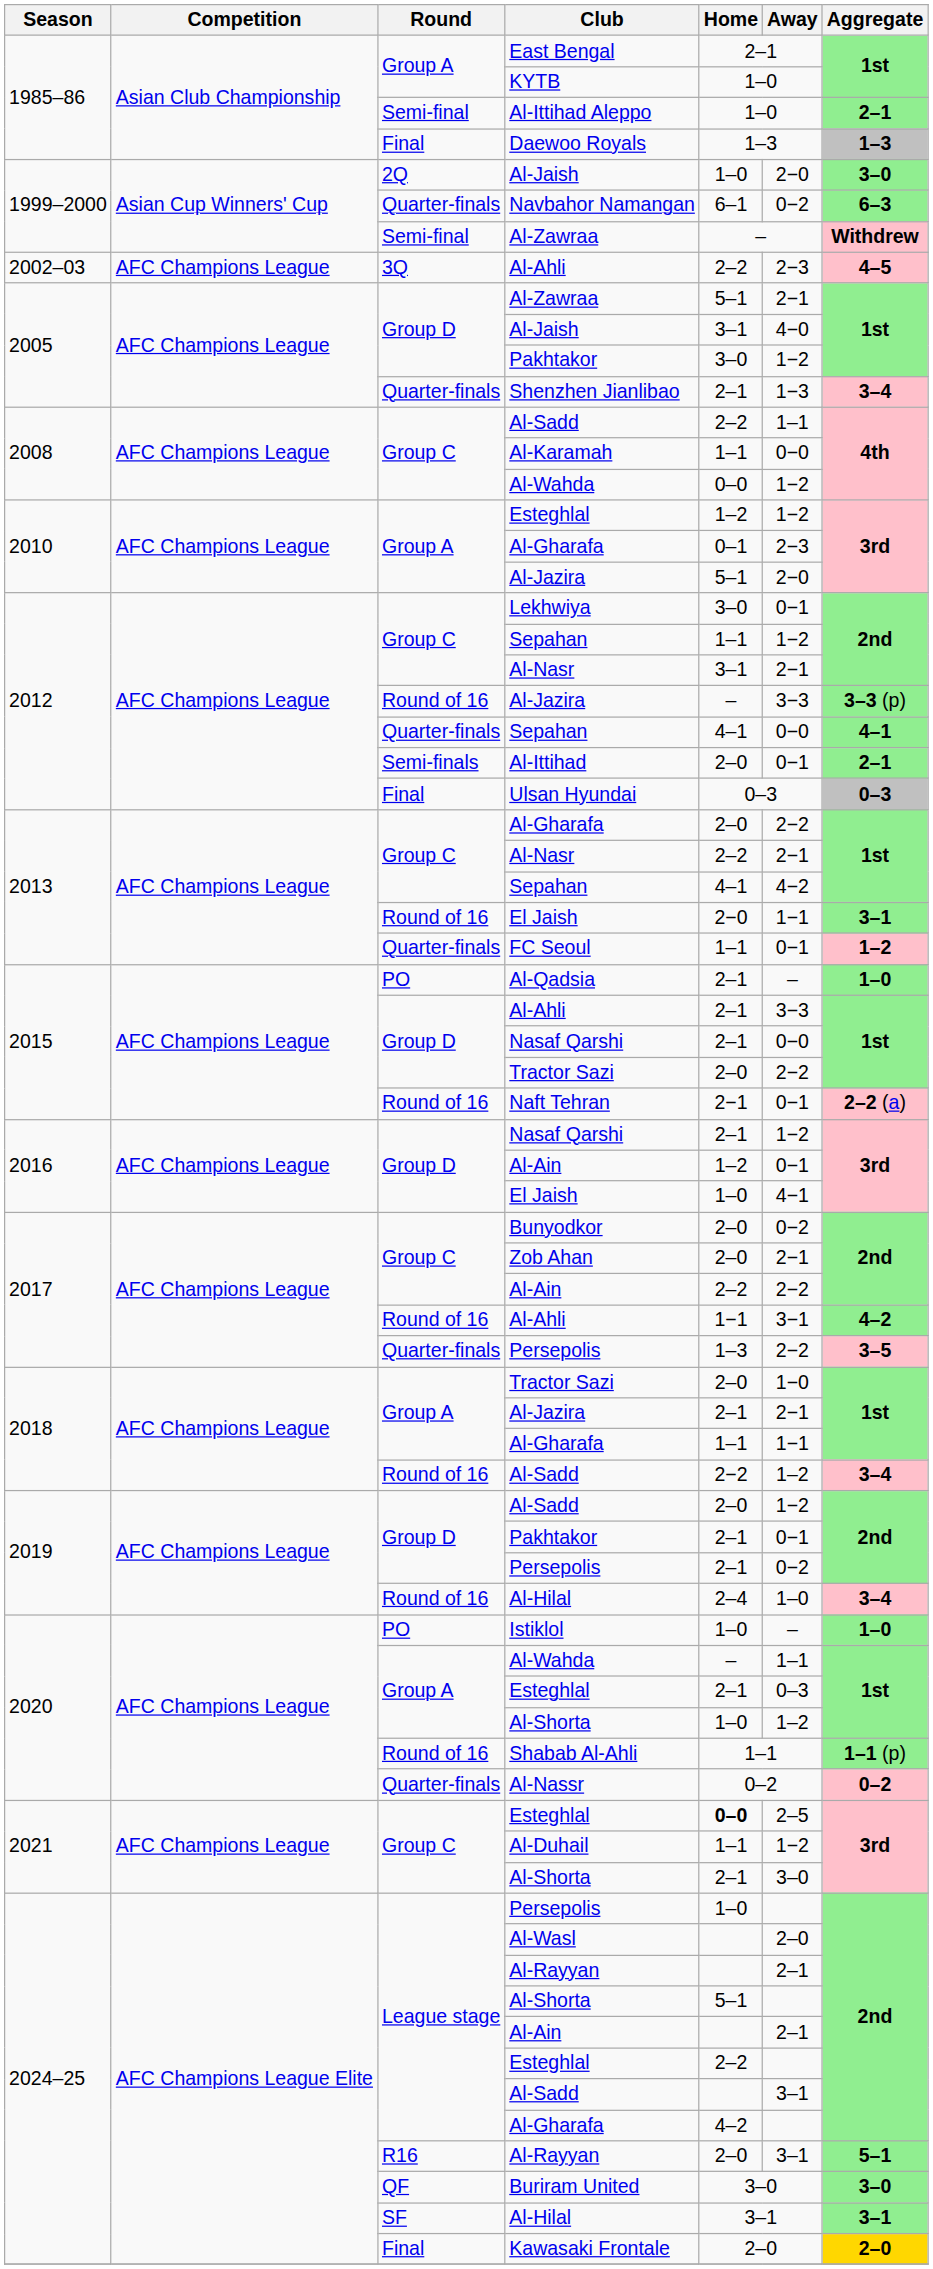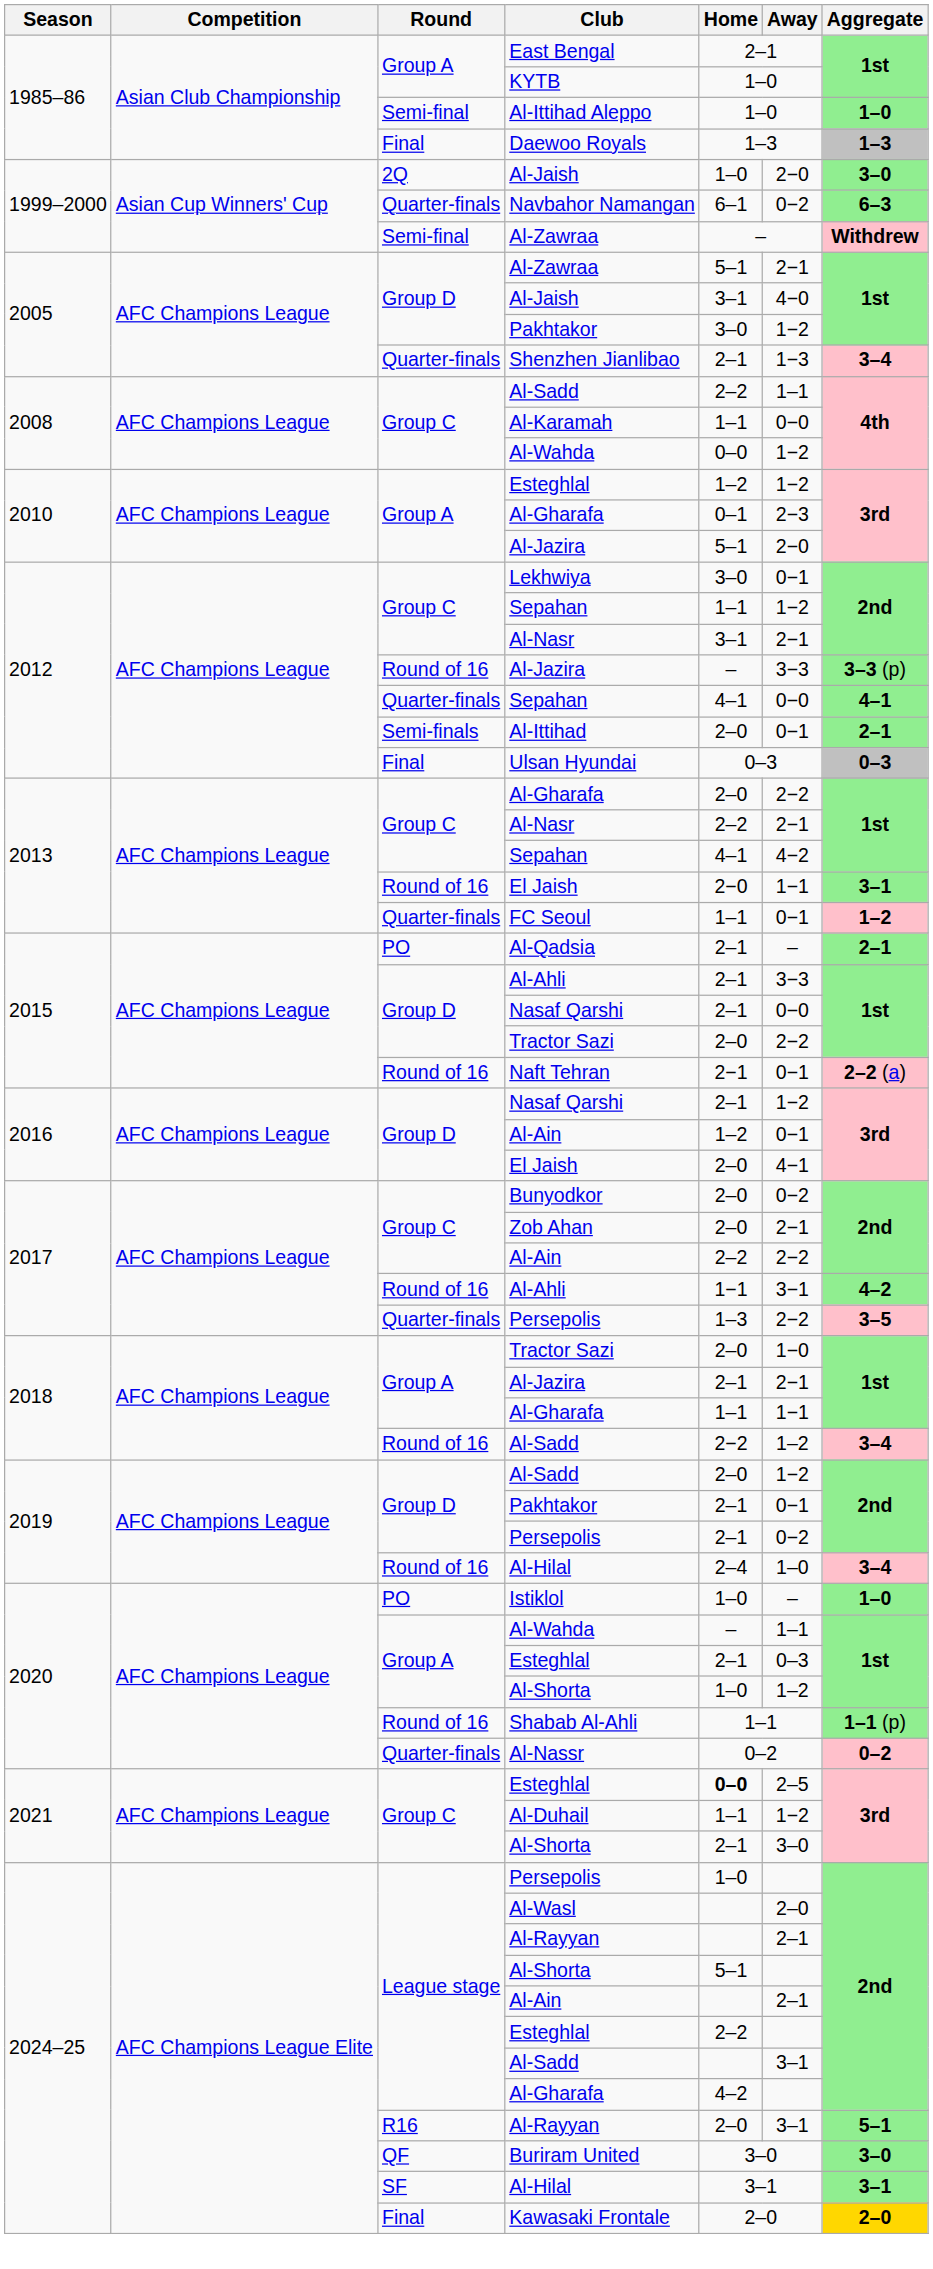(875, 112) 2–1 -> (875, 112) 1–0
- row: (47, 267)
(875, 979) 1–0 -> (875, 948) 2–1
(731, 1196) 1–0 -> (731, 1165) 2–0
